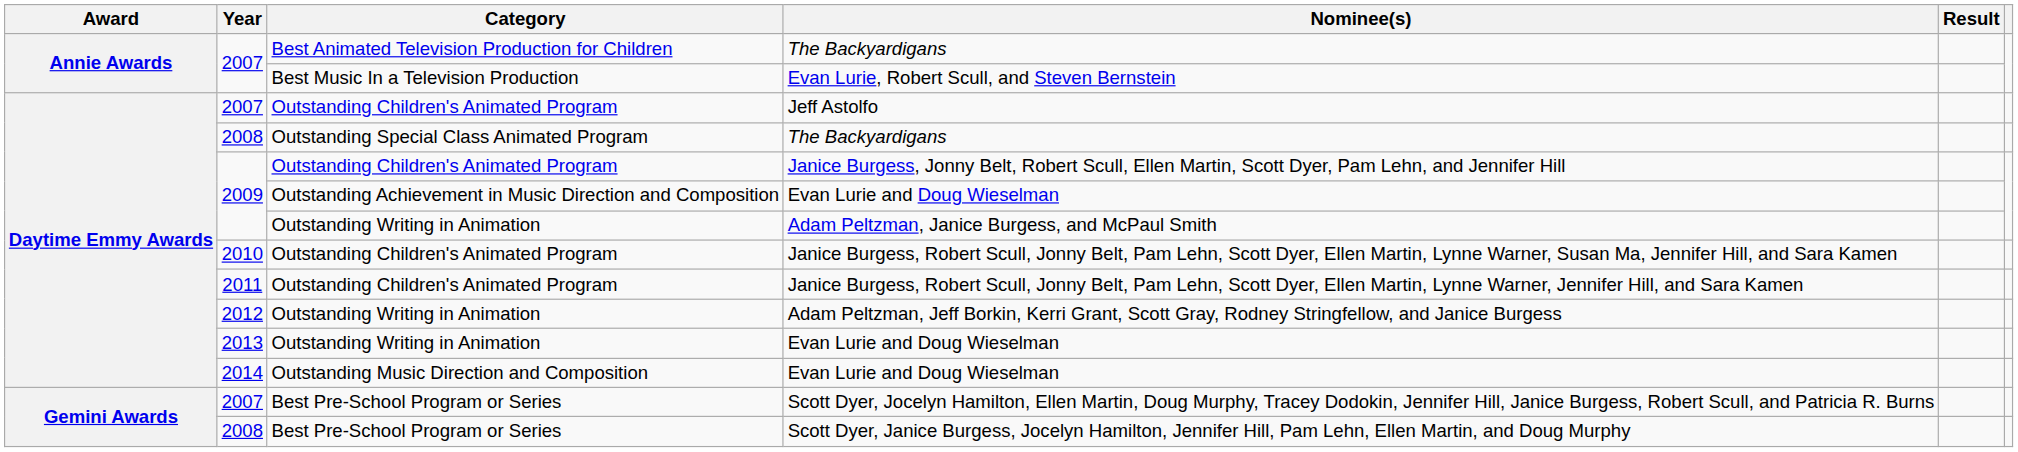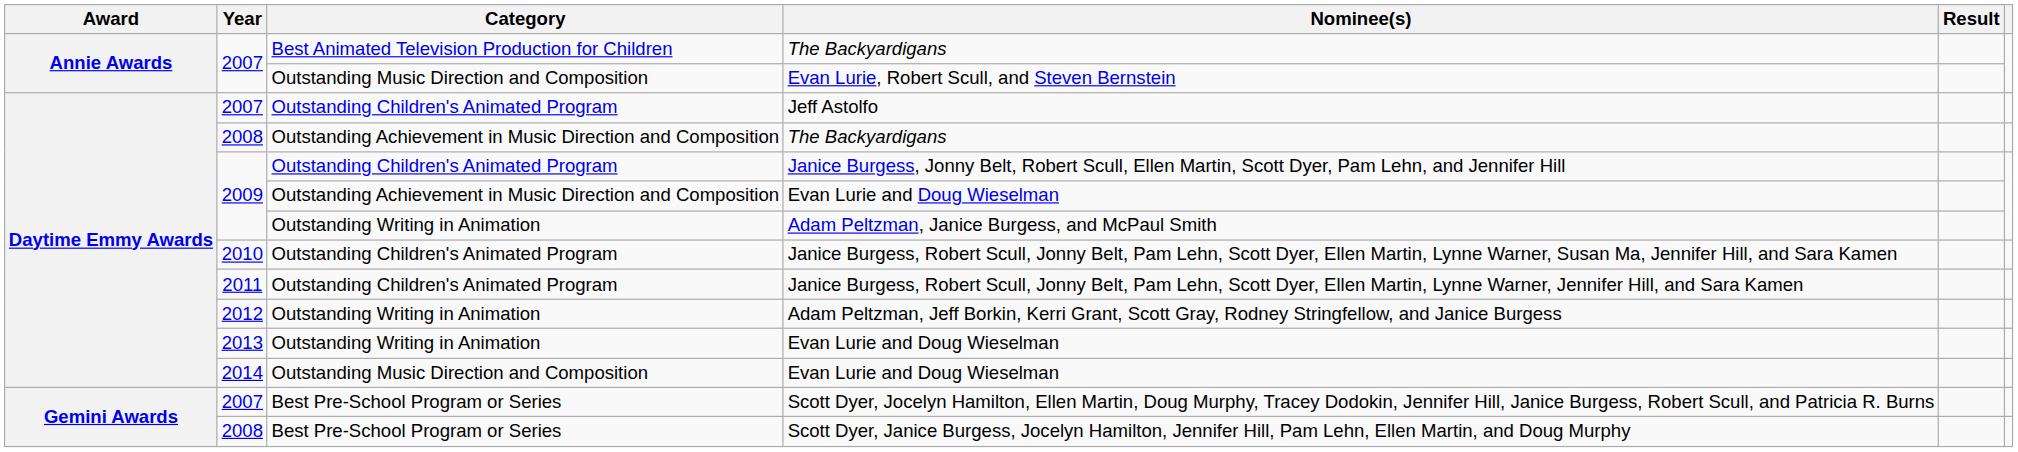(425, 78) Best Music In a Television Production -> (460, 78) Outstanding Music Direction and Composition
(460, 136) Outstanding Special Class Animated Program -> (525, 136) Outstanding Achievement in Music Direction and Composition
